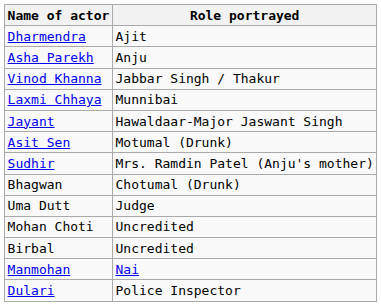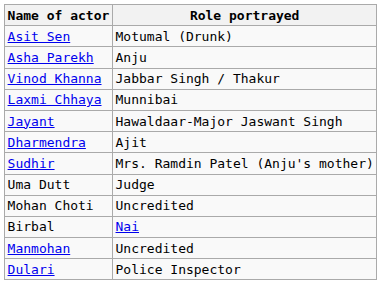rows swapped: (47, 36) <-> (39, 142)
- row: (35, 185)
(155, 248) Uncredited -> (127, 227) Nai
(127, 269) Nai -> (155, 248) Uncredited
